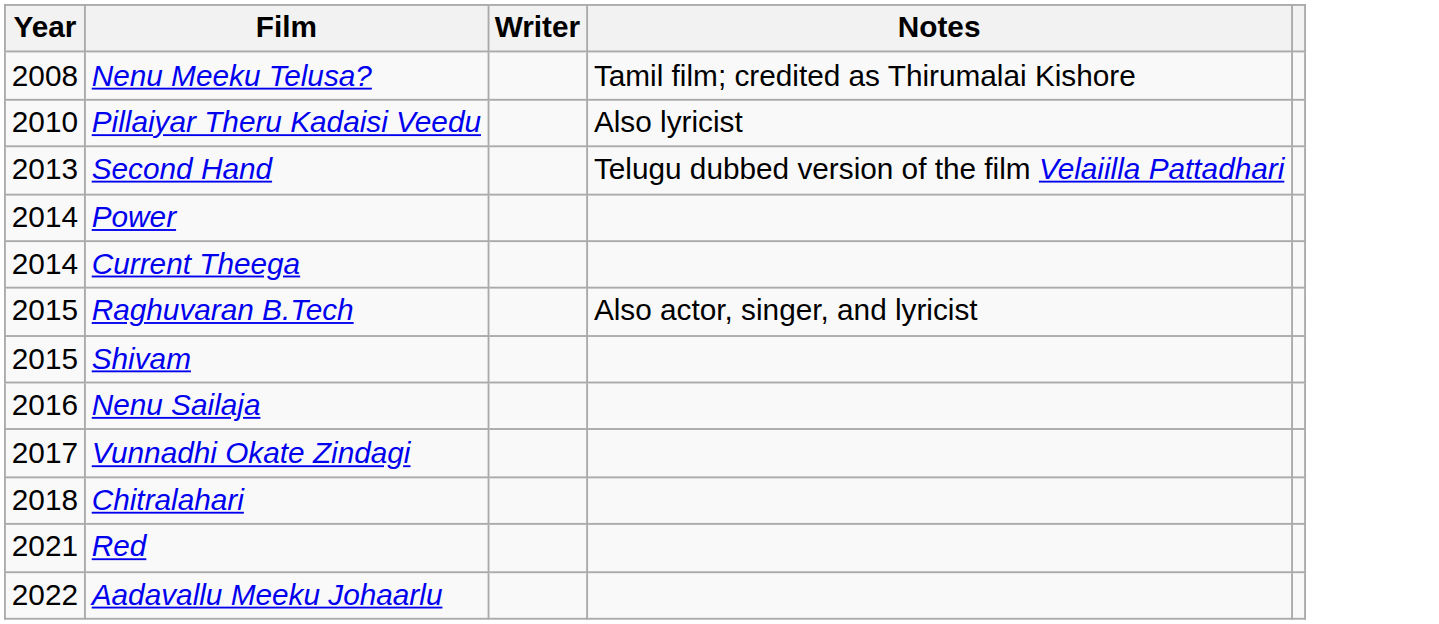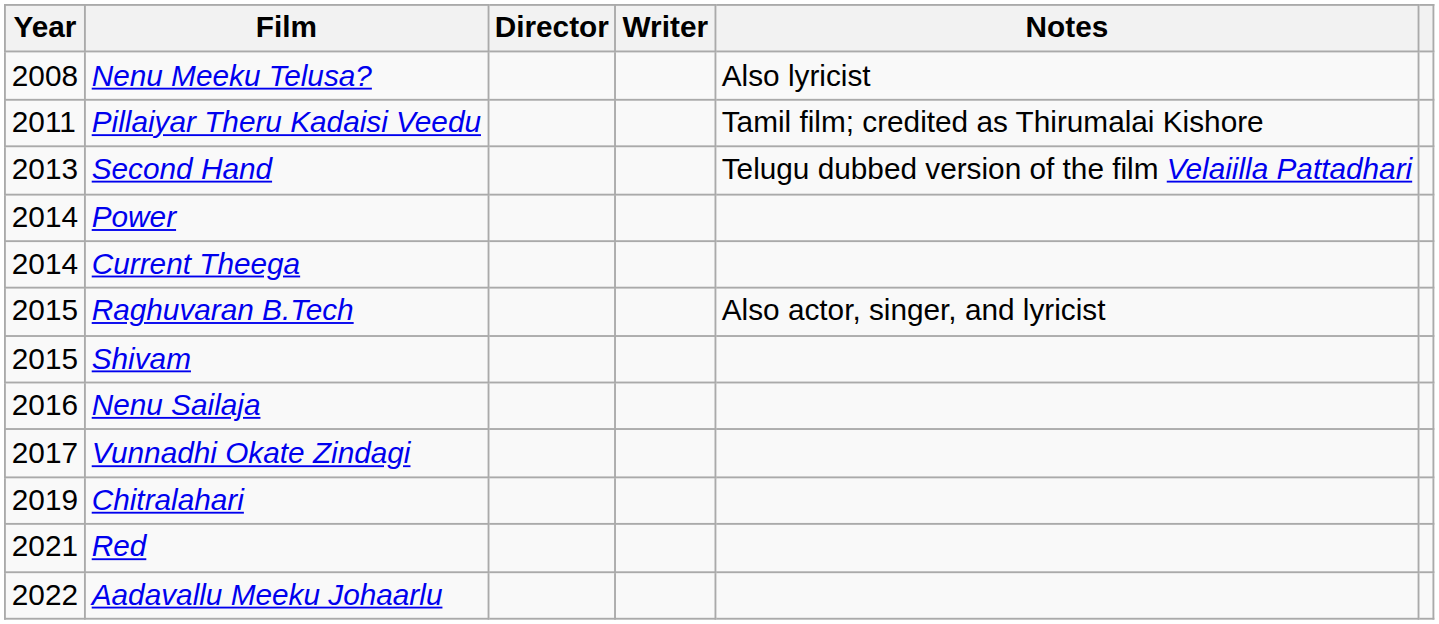+ column: (552, 28)
(865, 75) Tamil film; credited as Thirumalai Kishore -> (796, 75) Also lyricist
(45, 122) 2010 -> (44, 122) 2011
(668, 122) Also lyricist -> (993, 122) Tamil film; credited as Thirumalai Kishore
(45, 500) 2018 -> (45, 500) 2019
